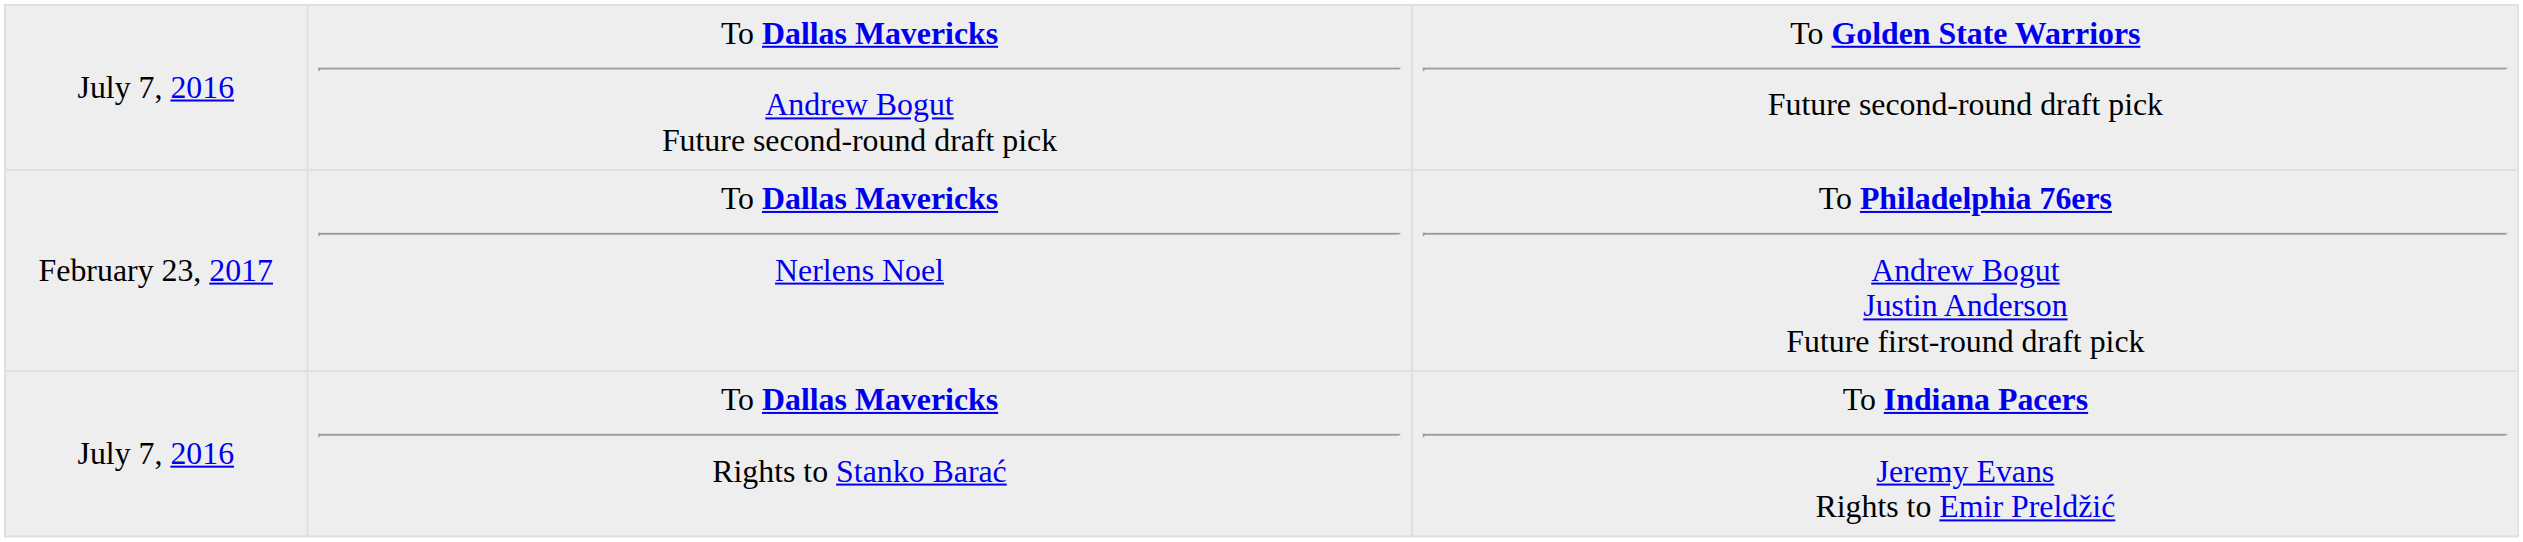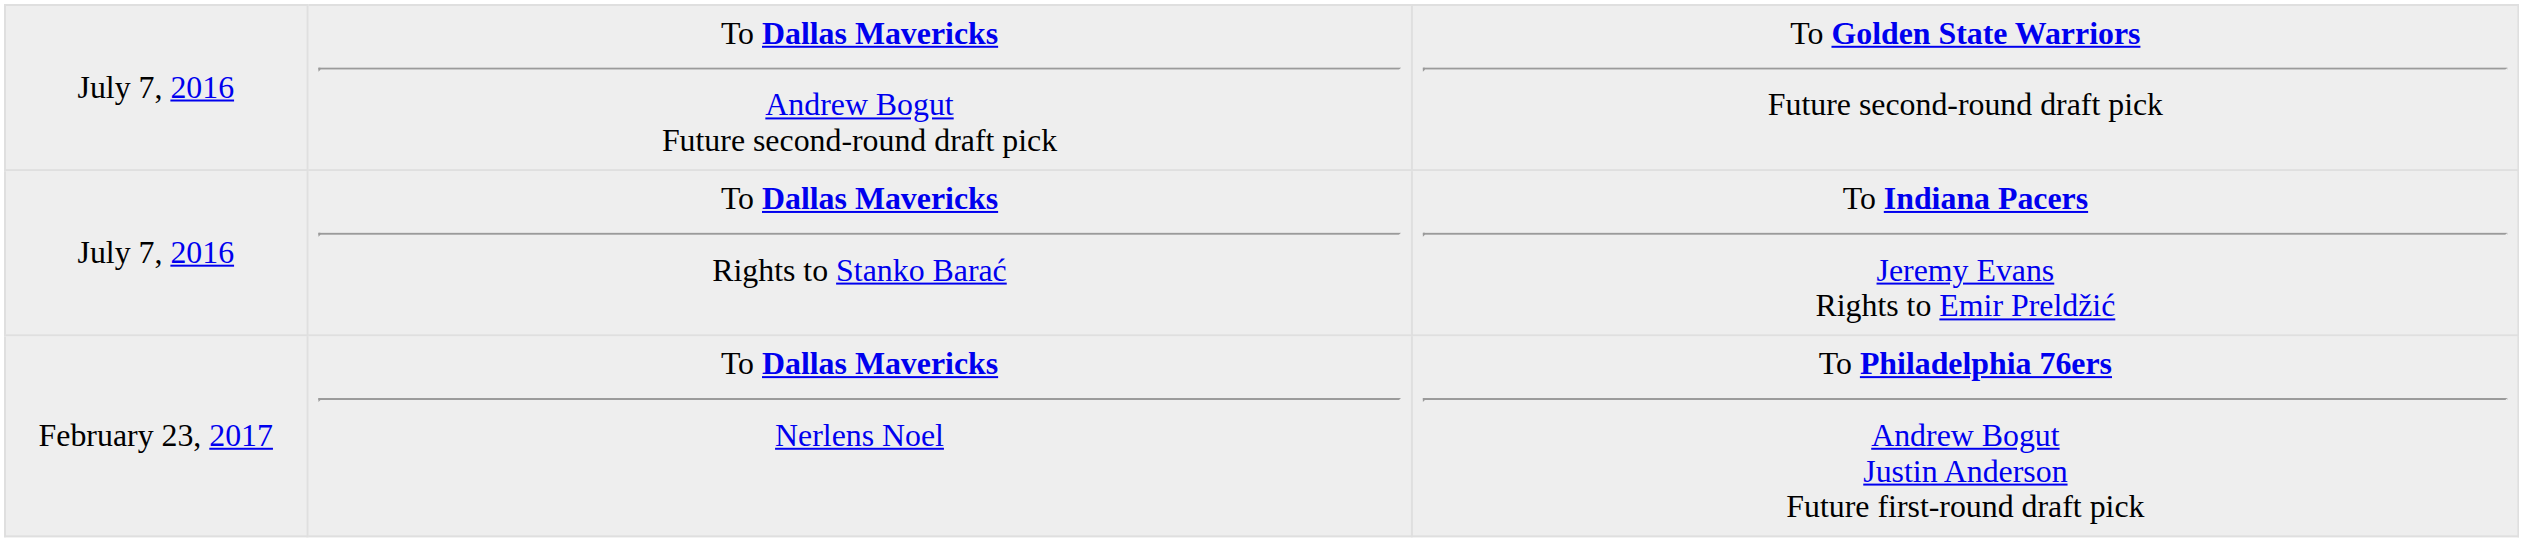rows swapped: (156, 453) <-> (156, 270)
